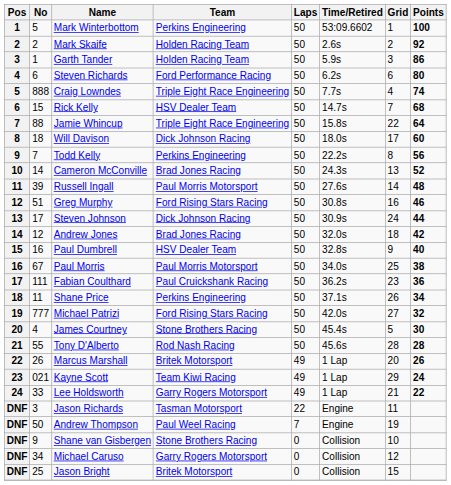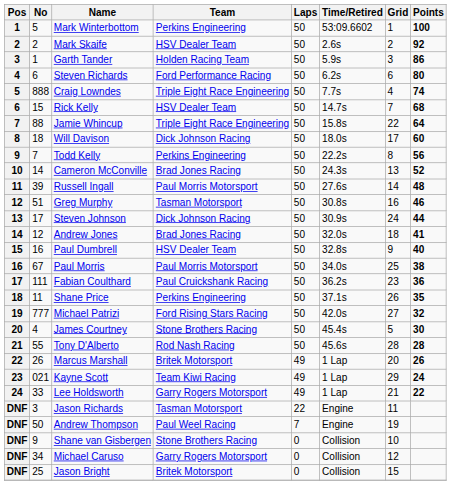(202, 44) Holden Racing Team -> (196, 44) HSV Dealer Team
(212, 202) Ford Rising Stars Racing -> (199, 202) Tasman Motorsport
(419, 234) 42 -> (419, 234) 41
(419, 297) 34 -> (419, 297) 35
